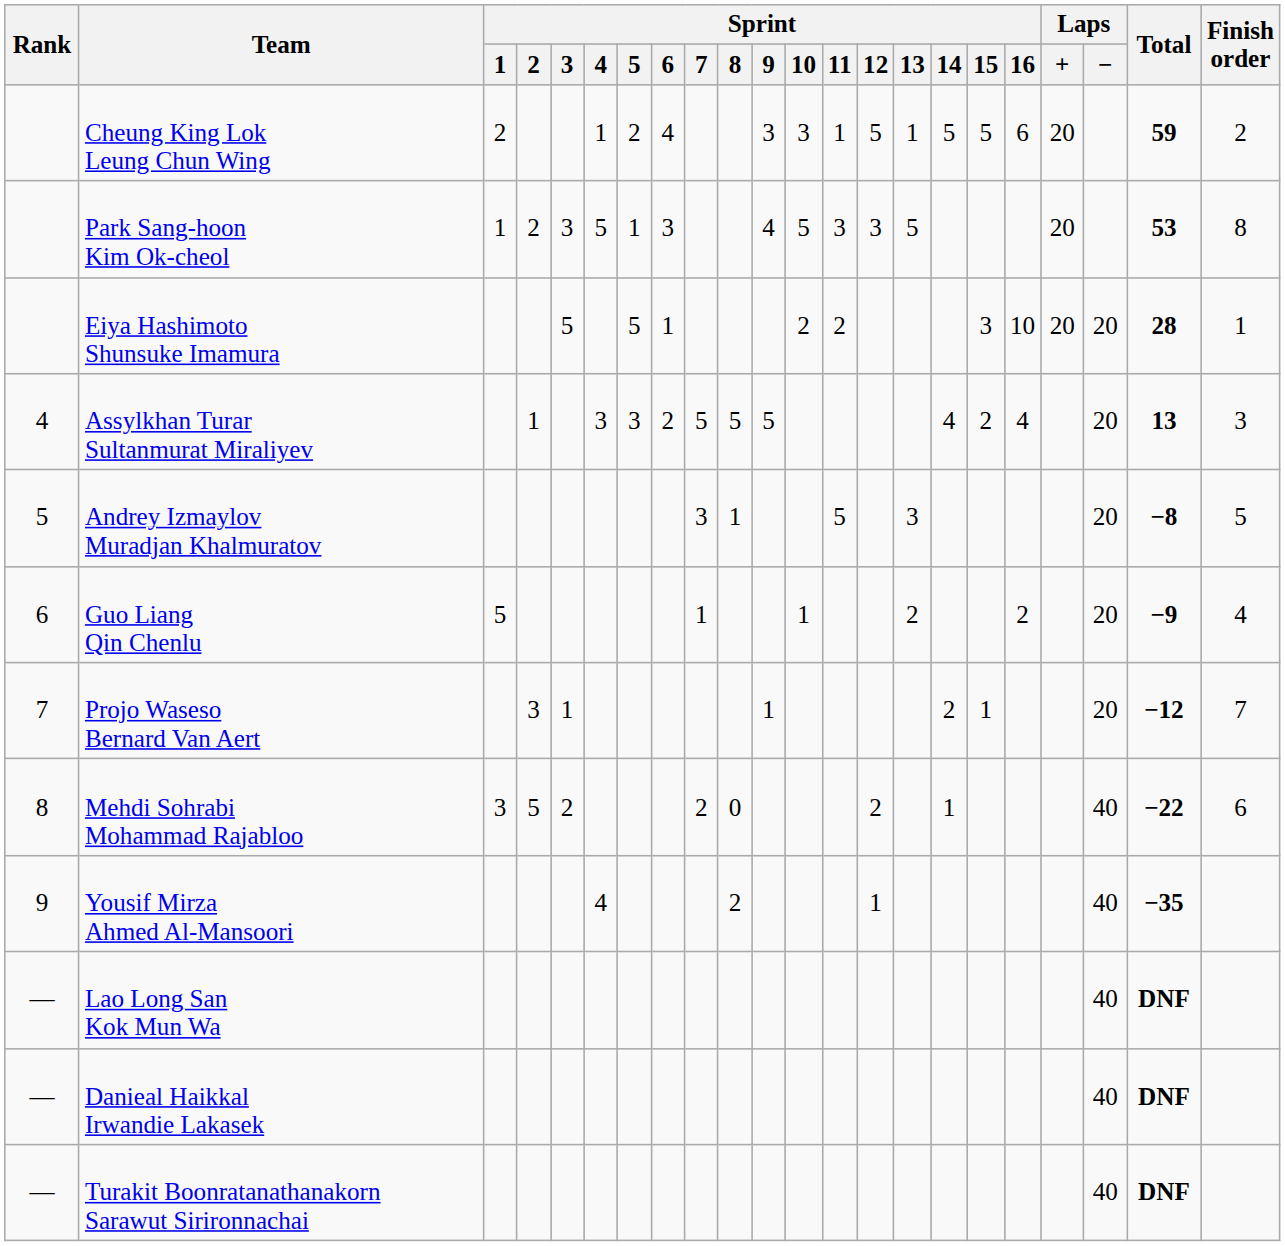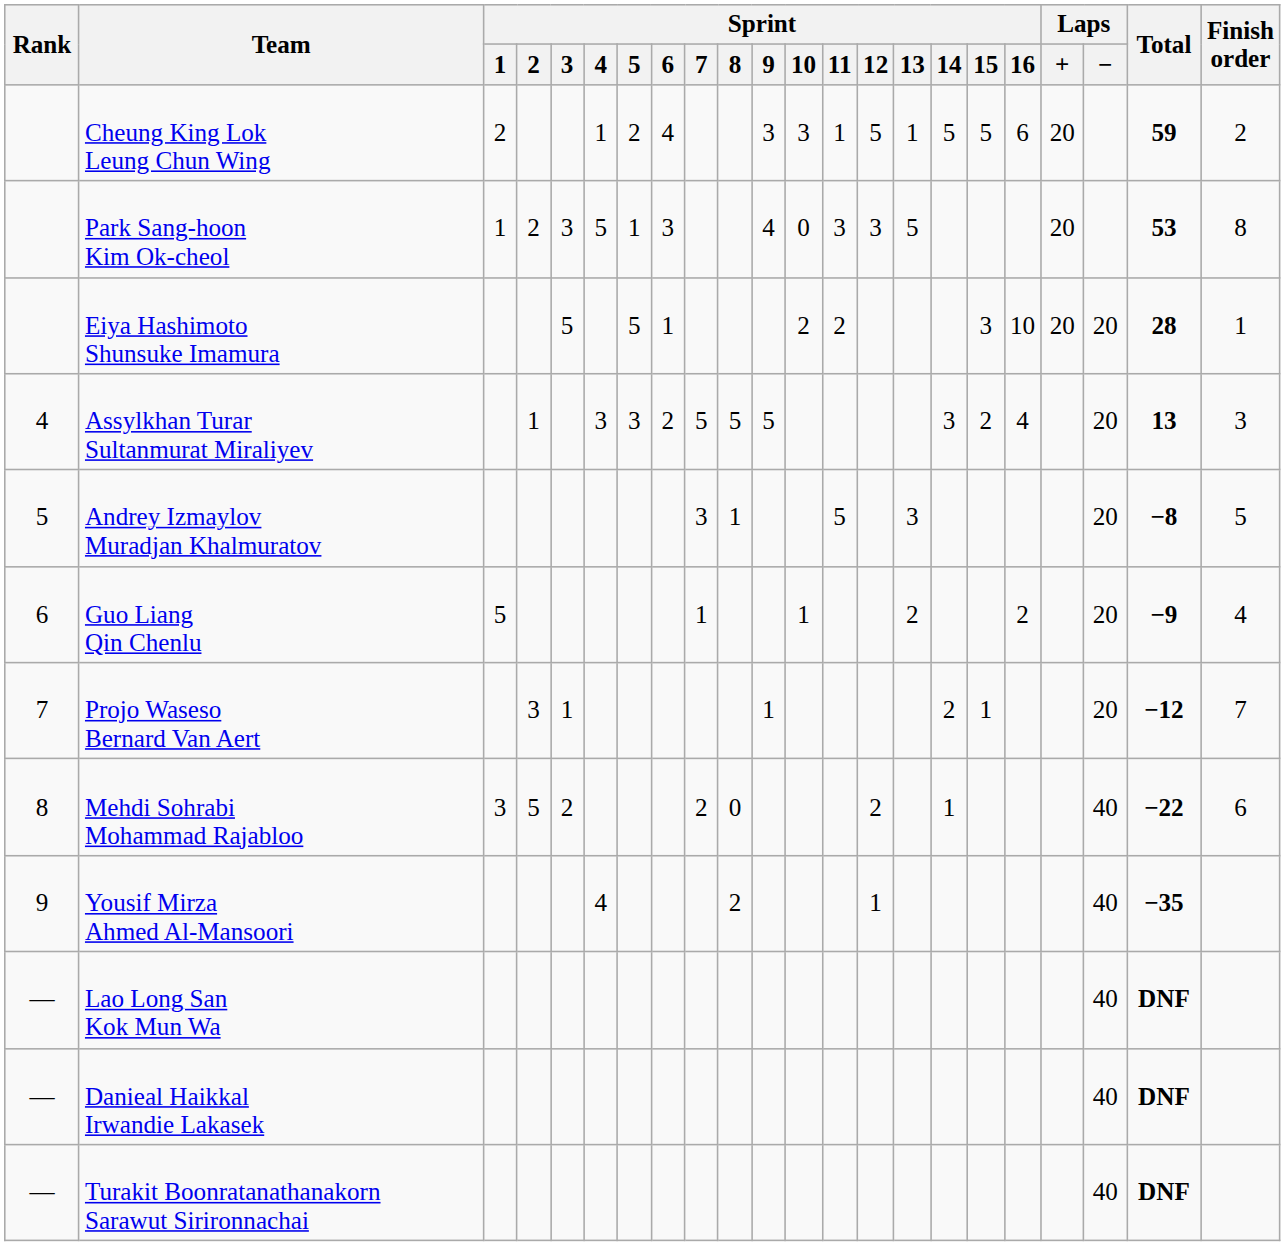(804, 228) 5 -> (804, 228) 0
(949, 421) 4 -> (949, 421) 3
